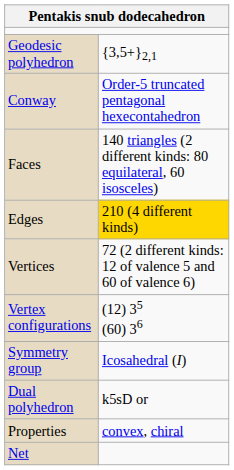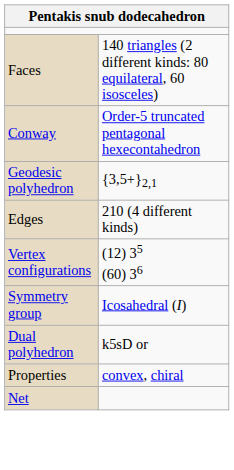rows swapped: (41, 53) <-> (24, 164)
(147, 219) gold background -> (147, 219) no background
- row: (31, 266)
